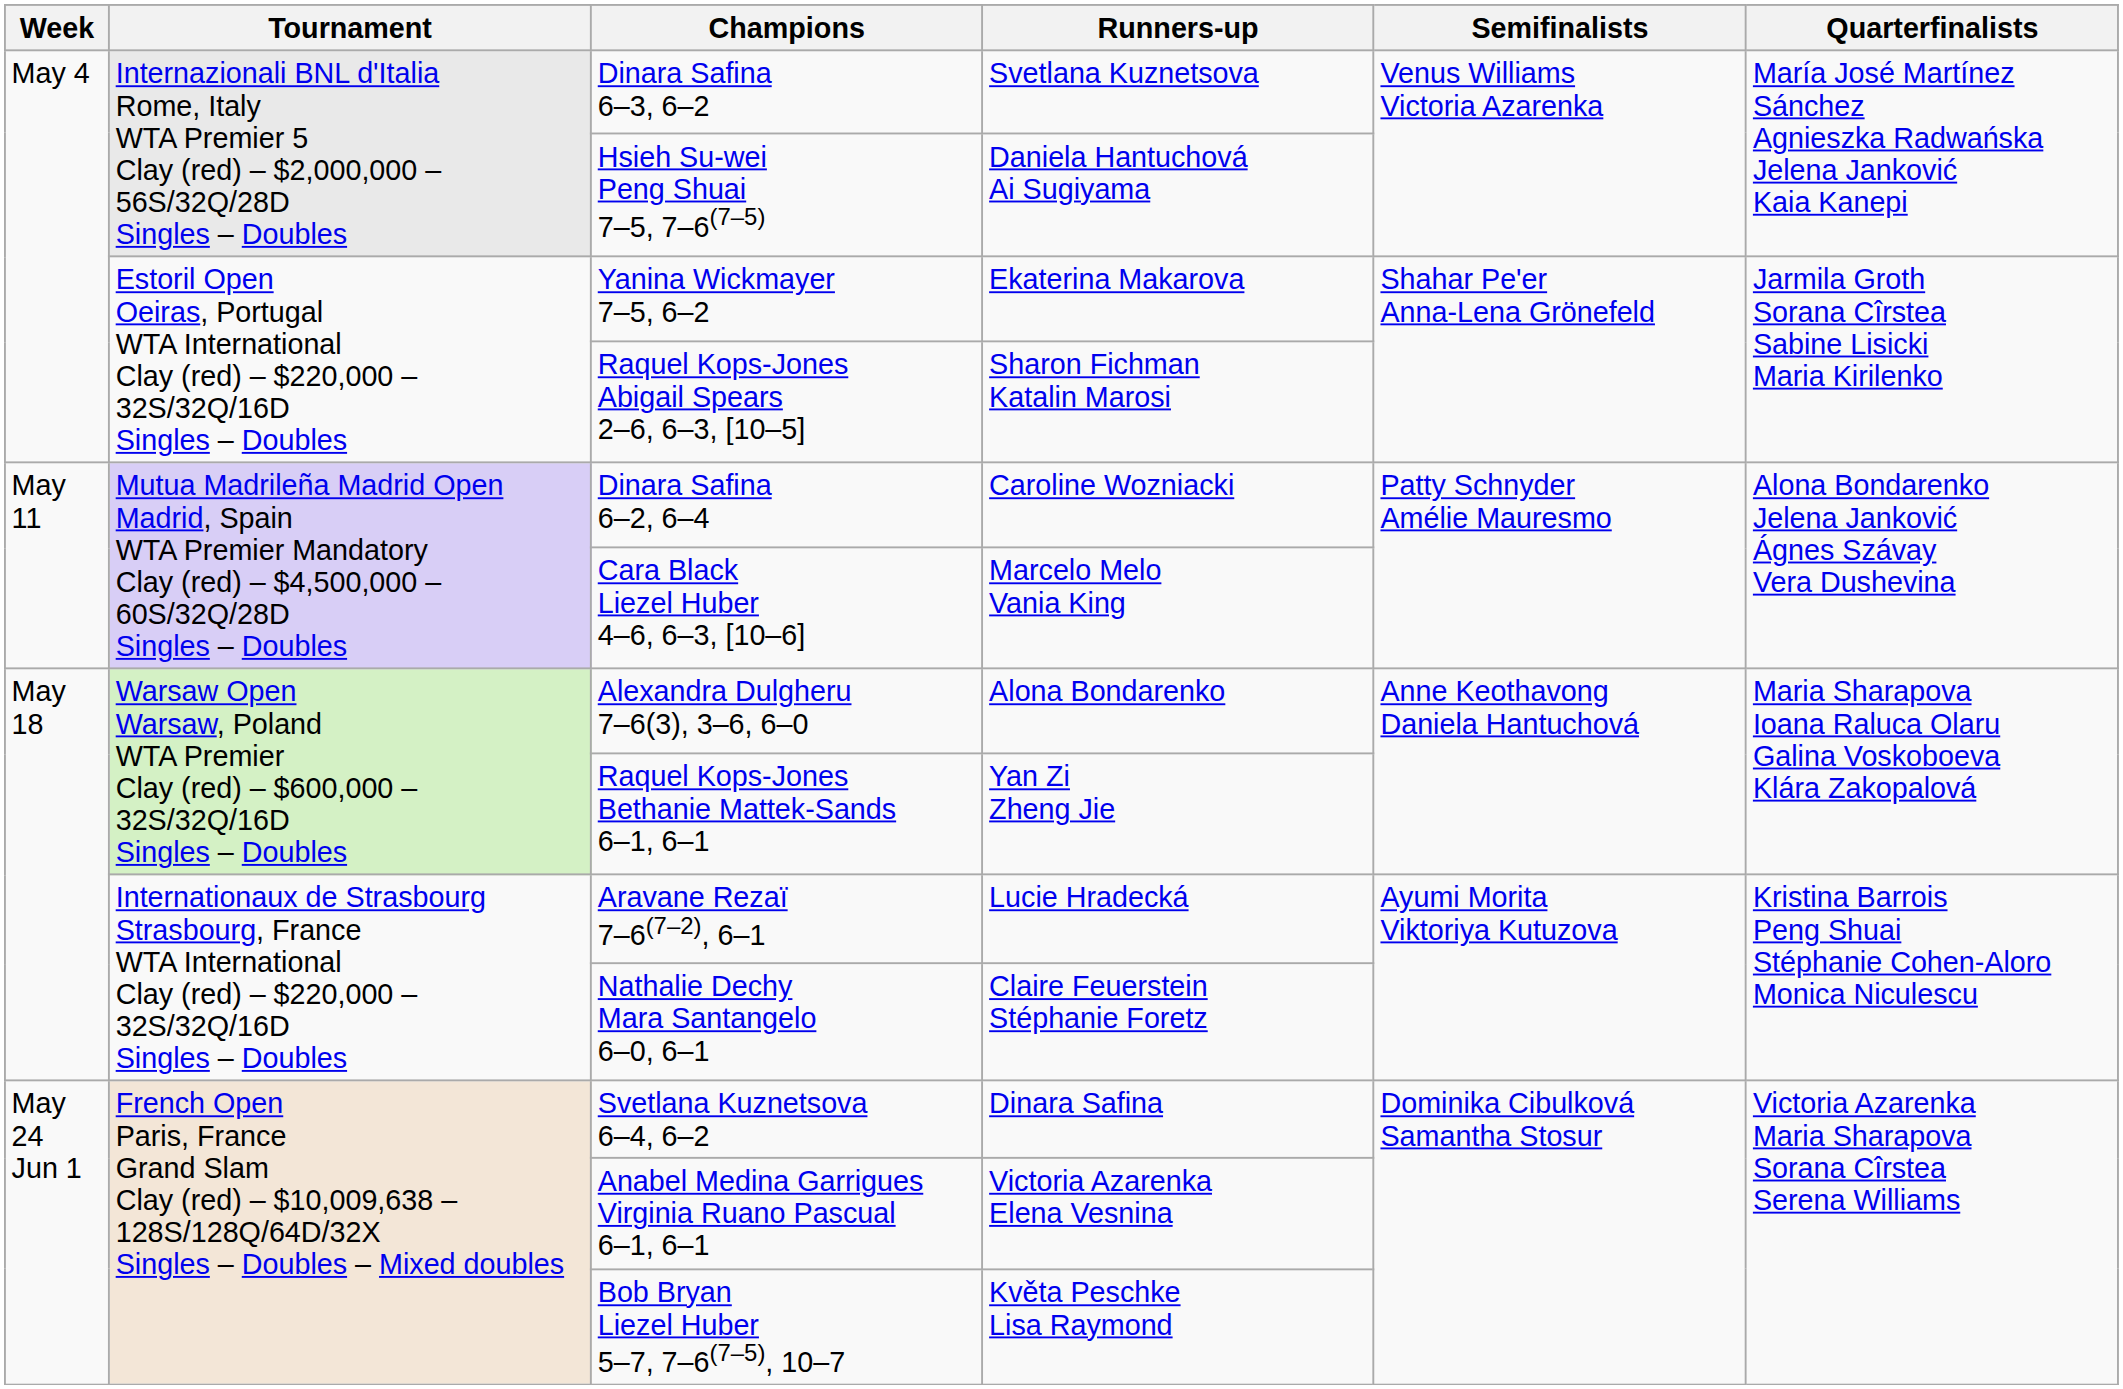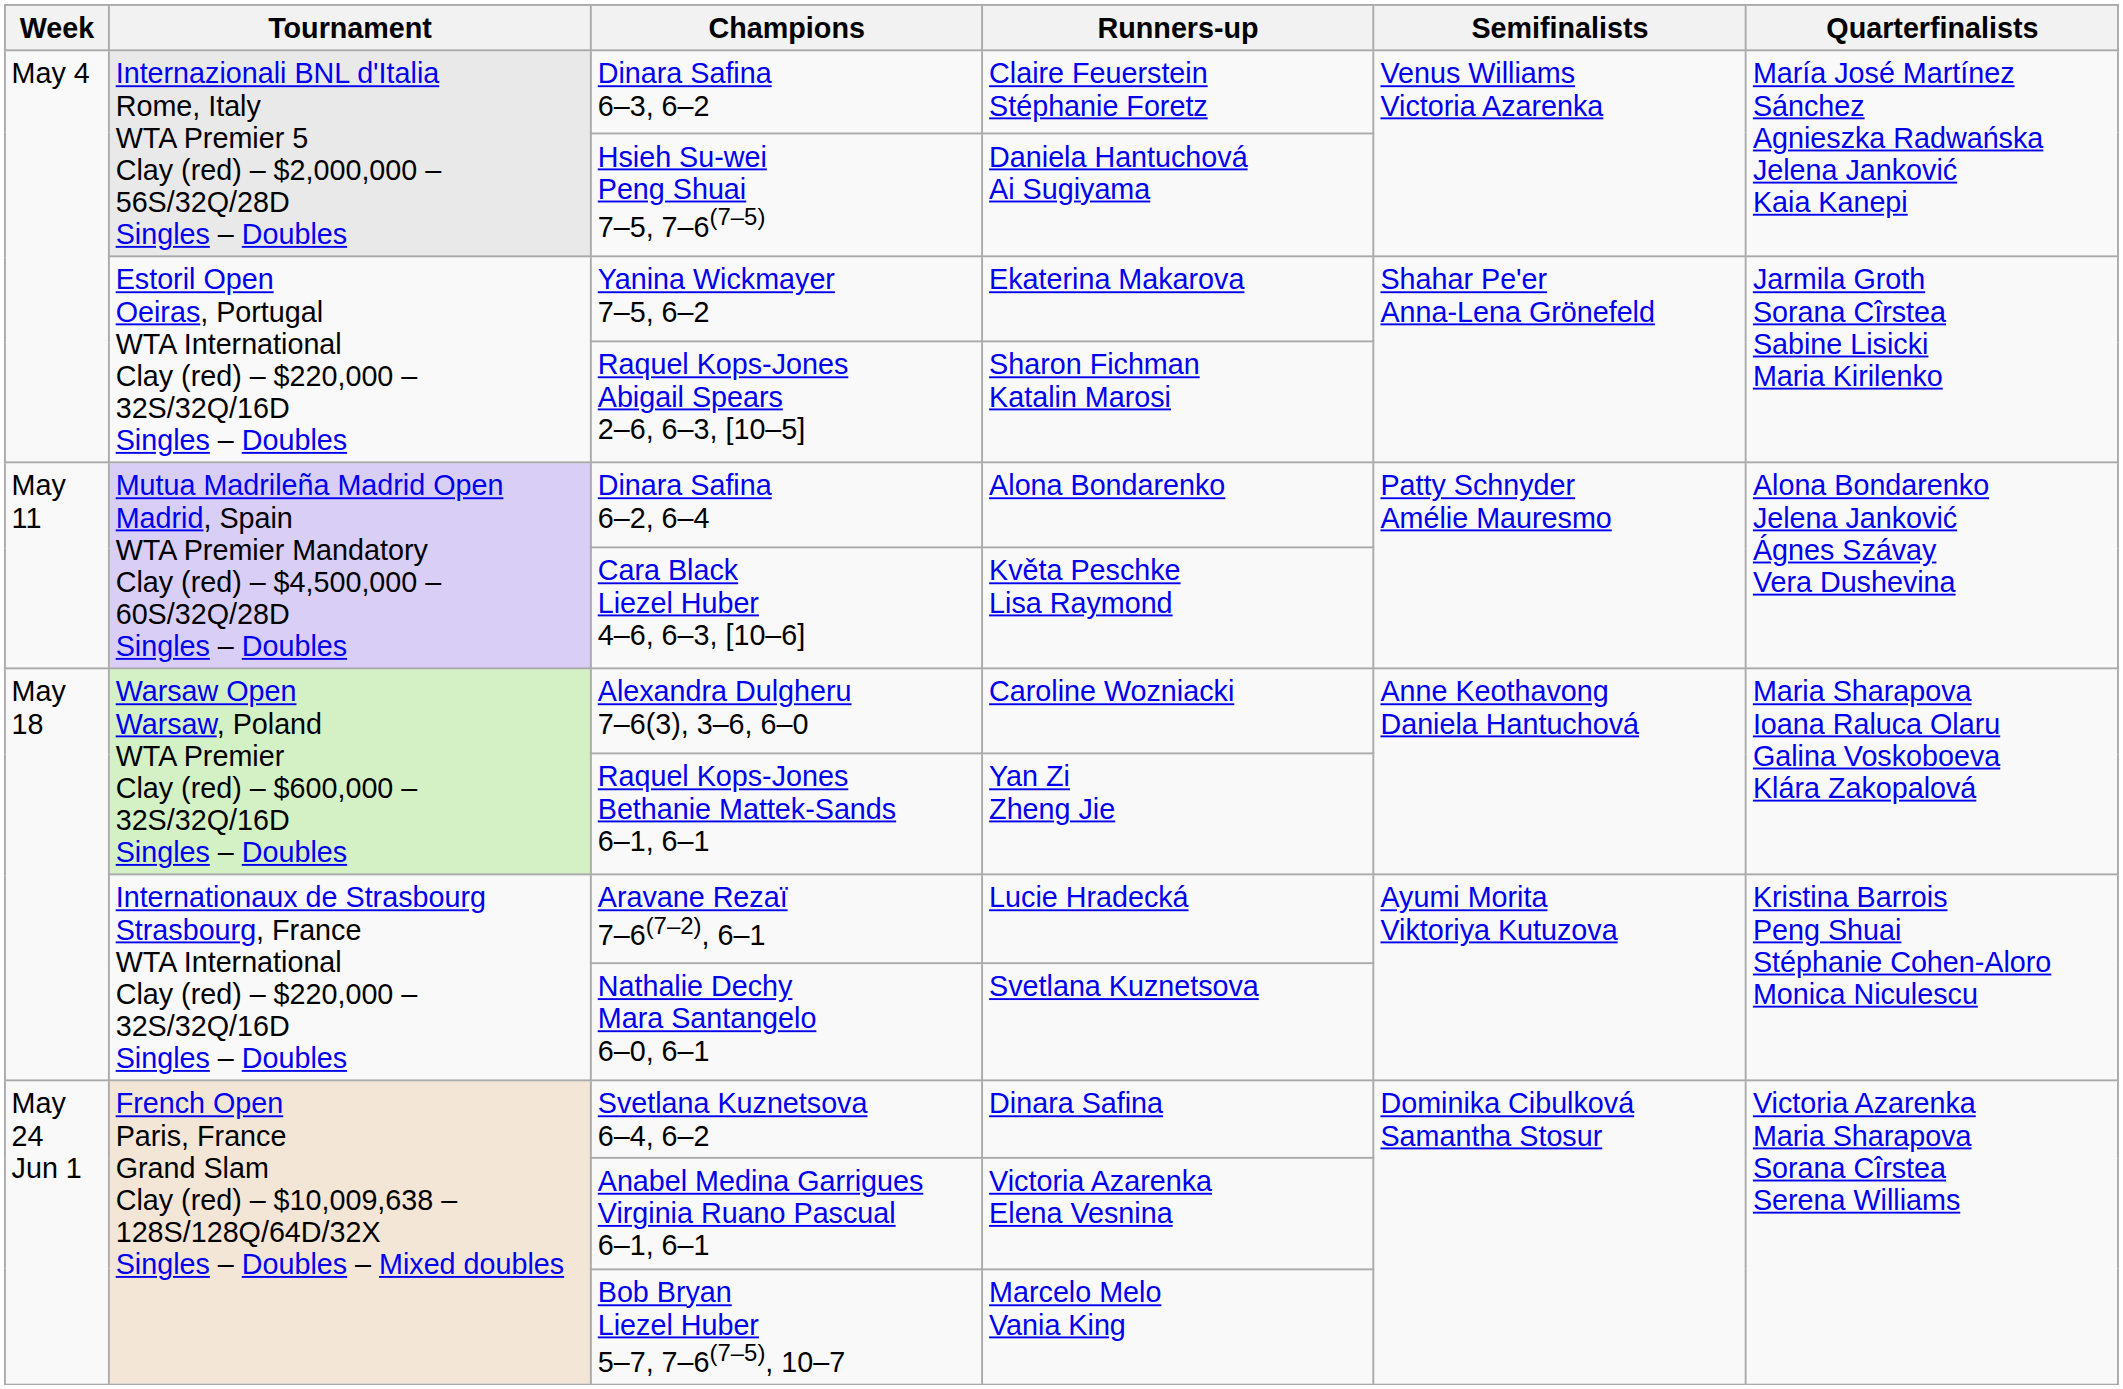(1124, 73) Svetlana Kuznetsova -> (1098, 89) Claire Feuerstein Stéphanie Foretz
(1112, 486) Caroline Wozniacki -> (1107, 486) Alona Bondarenko
(1075, 587) Marcelo Melo Vania King -> (1085, 587) Květa Peschke Lisa Raymond
(1107, 692) Alona Bondarenko -> (1112, 692) Caroline Wozniacki
(1098, 1003) Claire Feuerstein Stéphanie Foretz -> (1124, 987) Svetlana Kuznetsova
(1085, 1307) Květa Peschke Lisa Raymond -> (1075, 1307) Marcelo Melo Vania King
